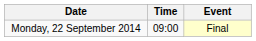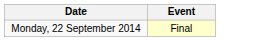- column: (166, 12)
